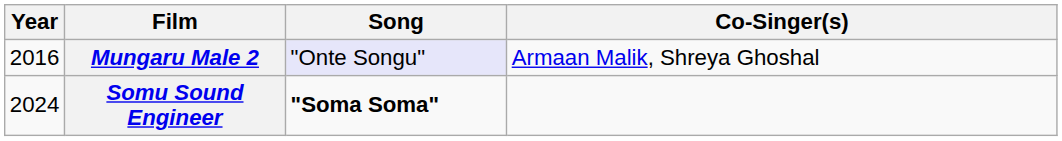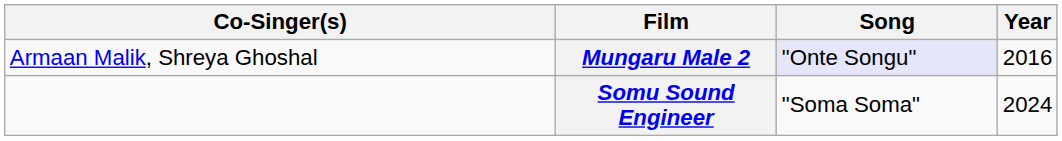columns swapped: (35, 22) <-> (782, 22)
(365, 105) bold -> (851, 105) normal
